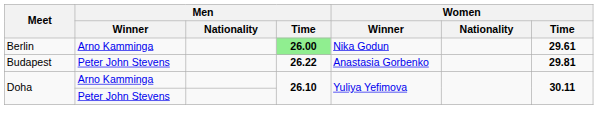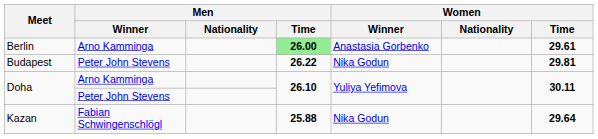(361, 46) Nika Godun -> (381, 46) Anastasia Gorbenko
(381, 63) Anastasia Gorbenko -> (361, 63) Nika Godun
+ row: (22, 119)
